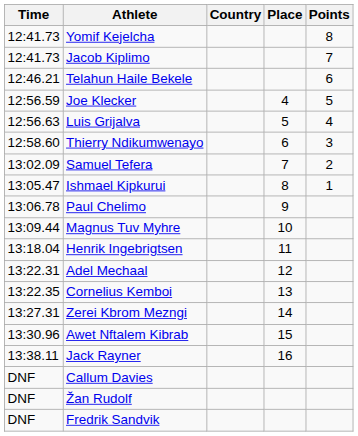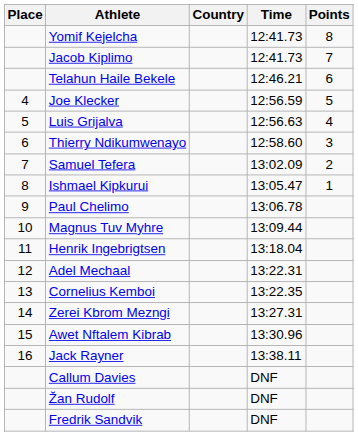columns swapped: (285, 15) <-> (34, 15)
